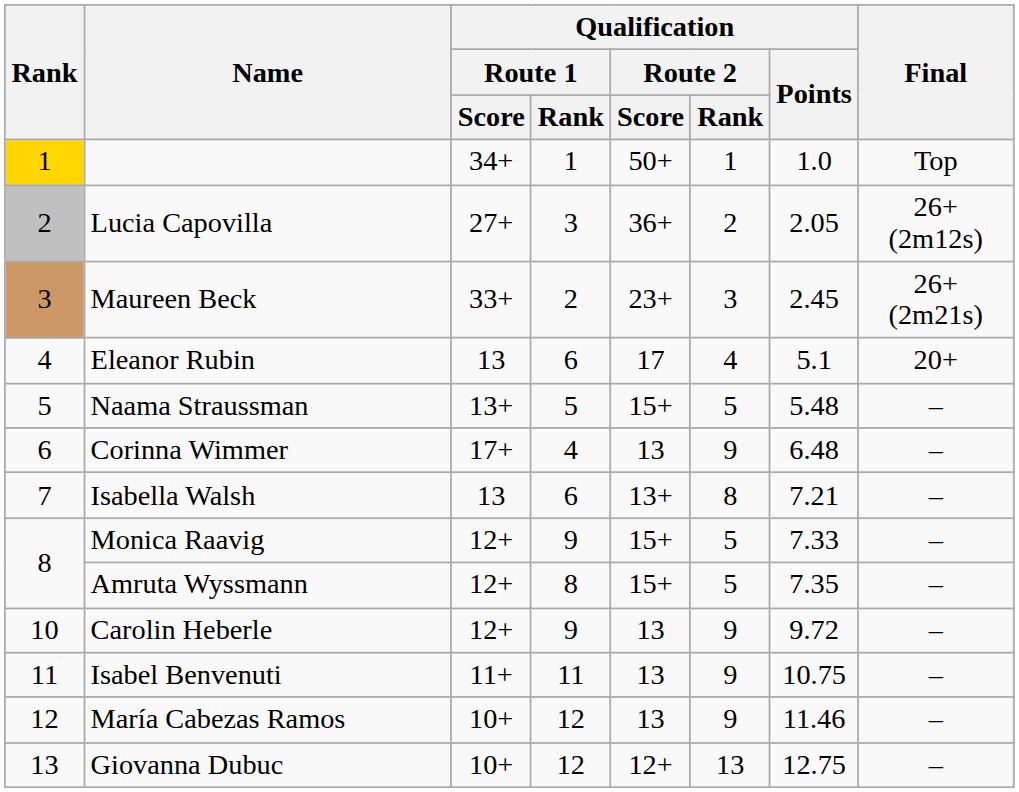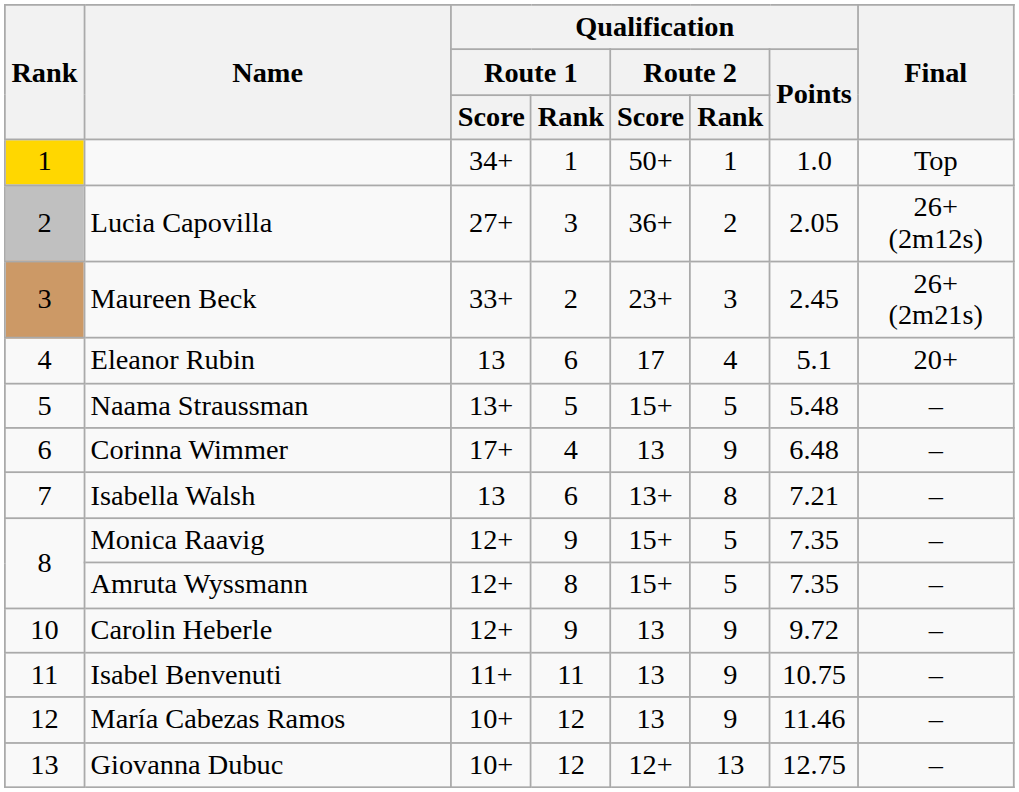(814, 539) 7.33 -> (814, 539) 7.35
